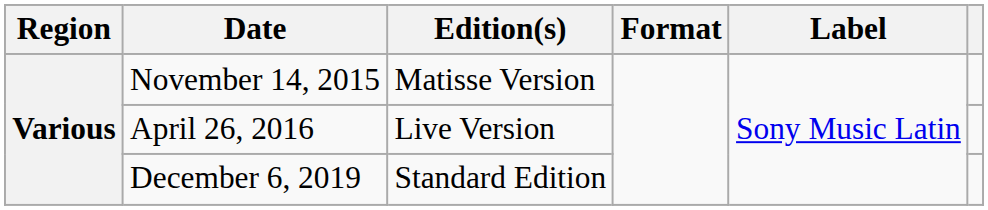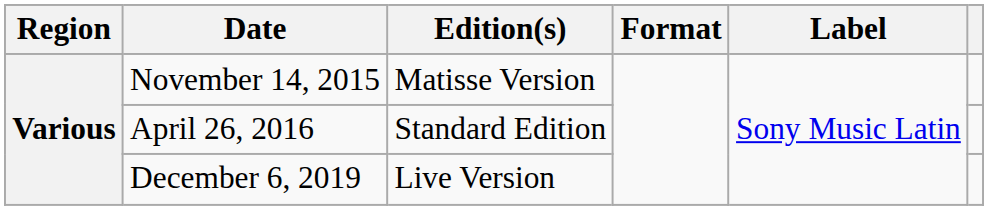(475, 128) Live Version -> (500, 128) Standard Edition
(500, 178) Standard Edition -> (475, 178) Live Version
